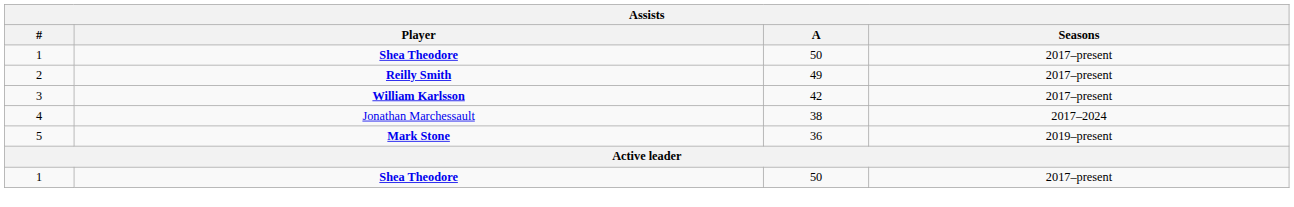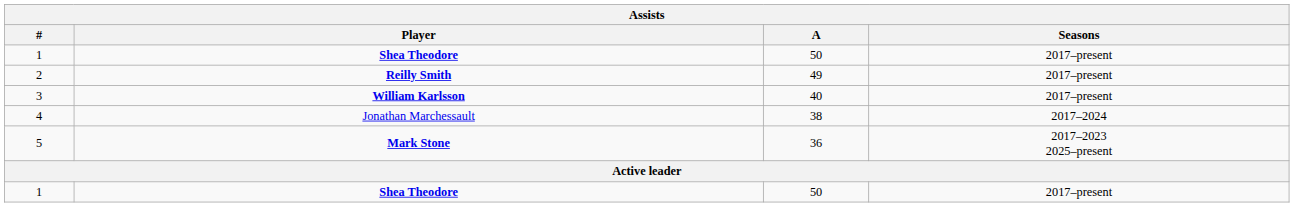(816, 96) 42 -> (816, 96) 40
(1079, 136) 2019–present -> (1079, 143) 2017–2023 2025–present
